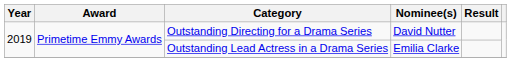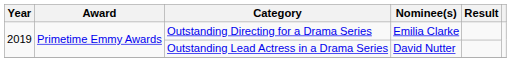(424, 31) David Nutter -> (426, 31) Emilia Clarke
(426, 48) Emilia Clarke -> (424, 48) David Nutter
